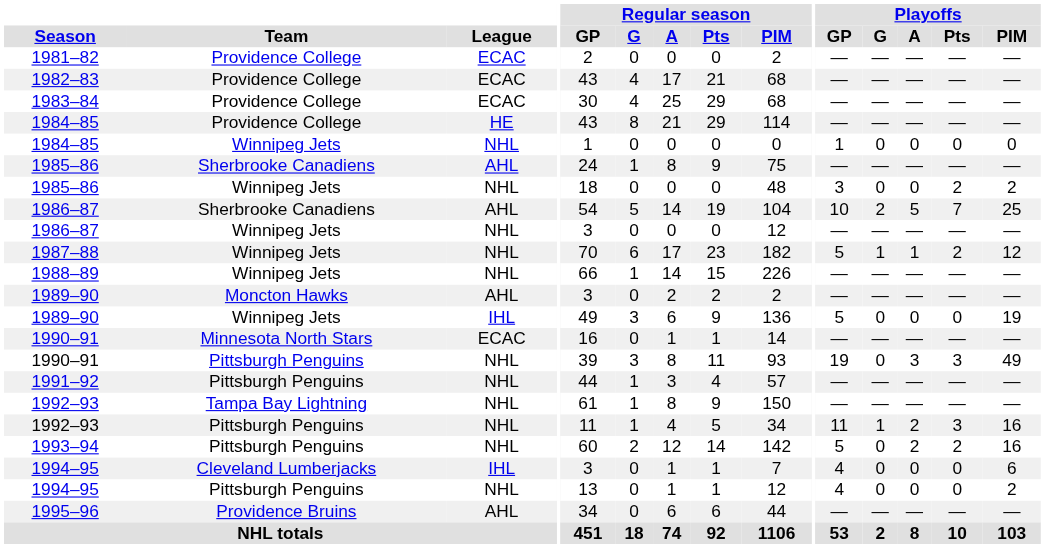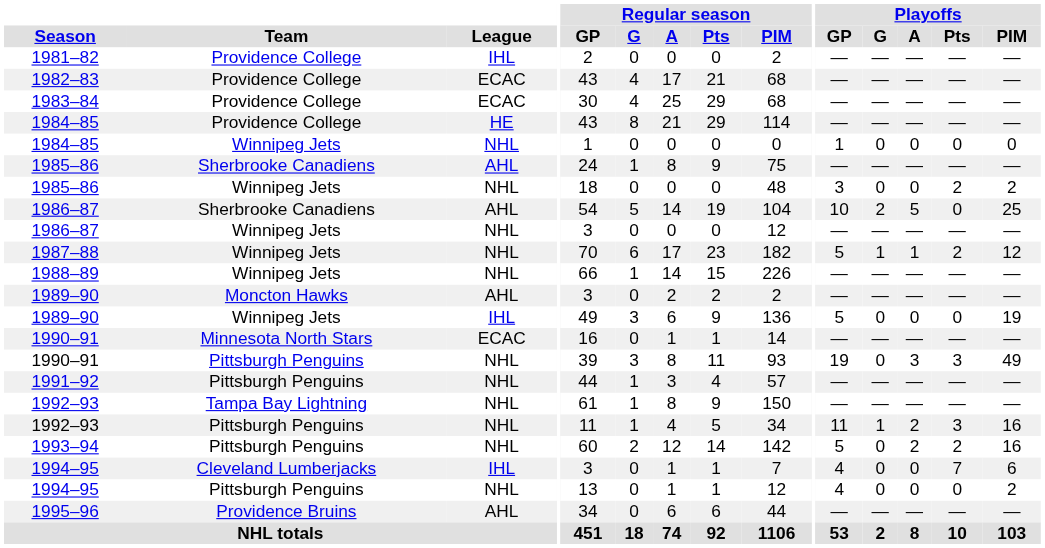(502, 57) ECAC -> (502, 57) IHL
(957, 209) 7 -> (957, 209) 0
(957, 468) 0 -> (957, 468) 7
